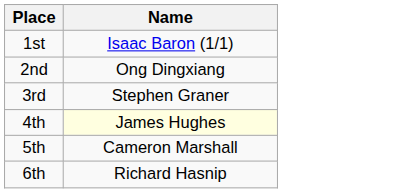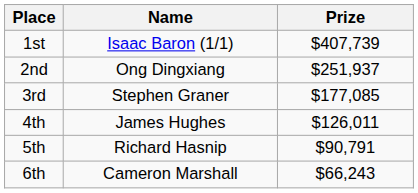+ column: (345, 17)
(170, 122) lightyellow background -> (170, 122) no background
(170, 148) Cameron Marshall -> (170, 148) Richard Hasnip
(170, 174) Richard Hasnip -> (170, 174) Cameron Marshall
